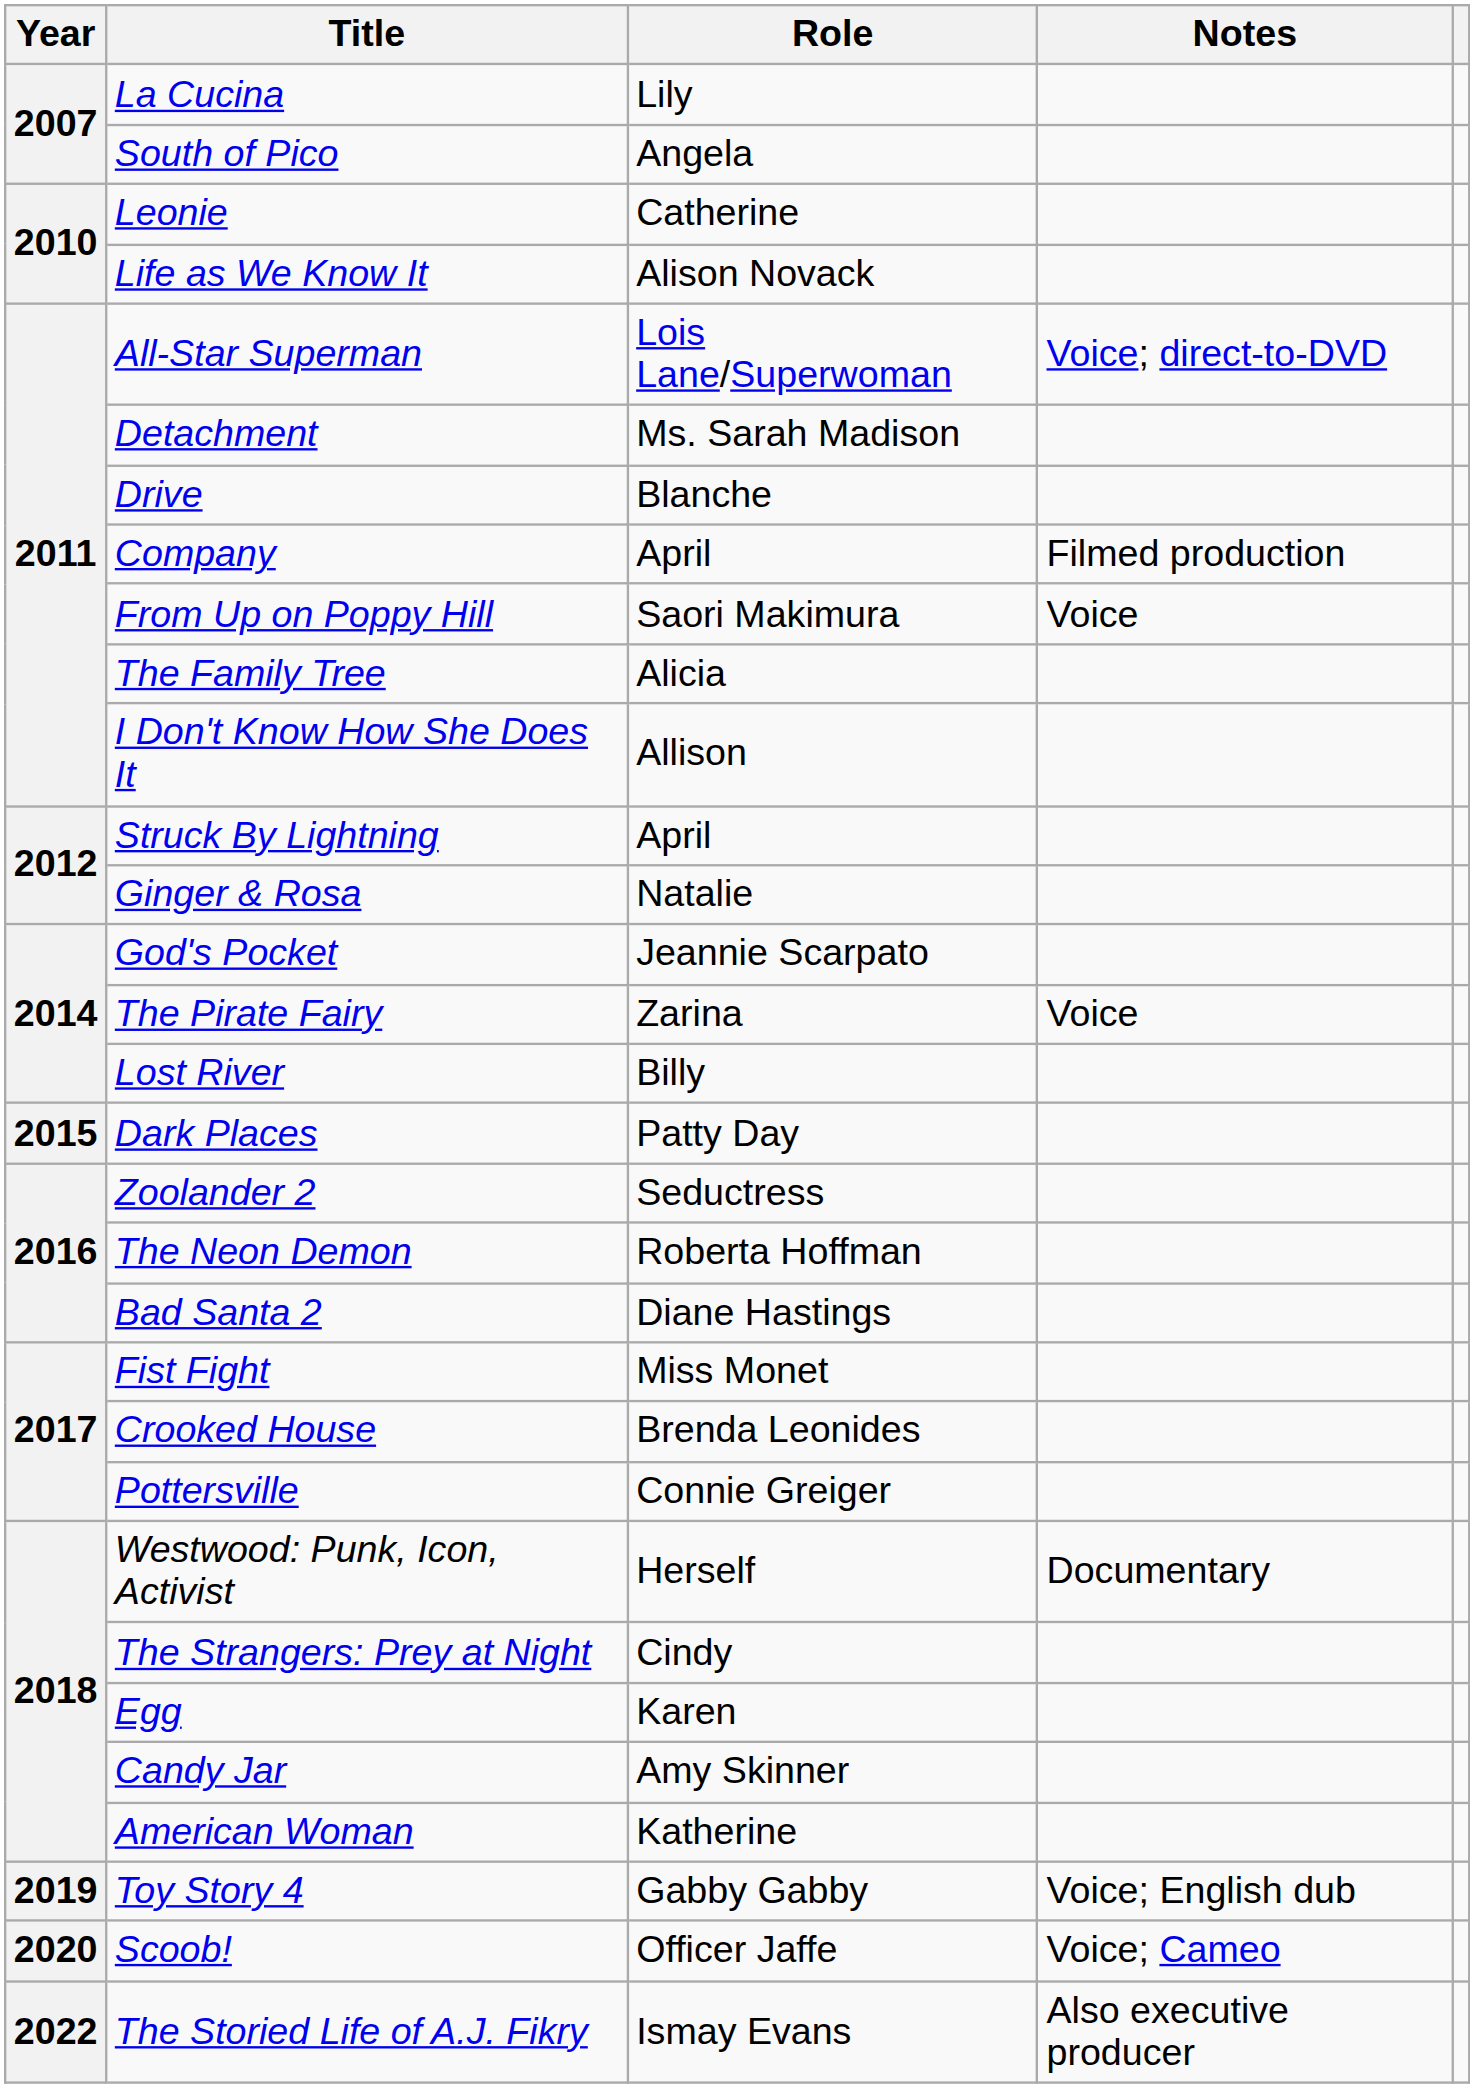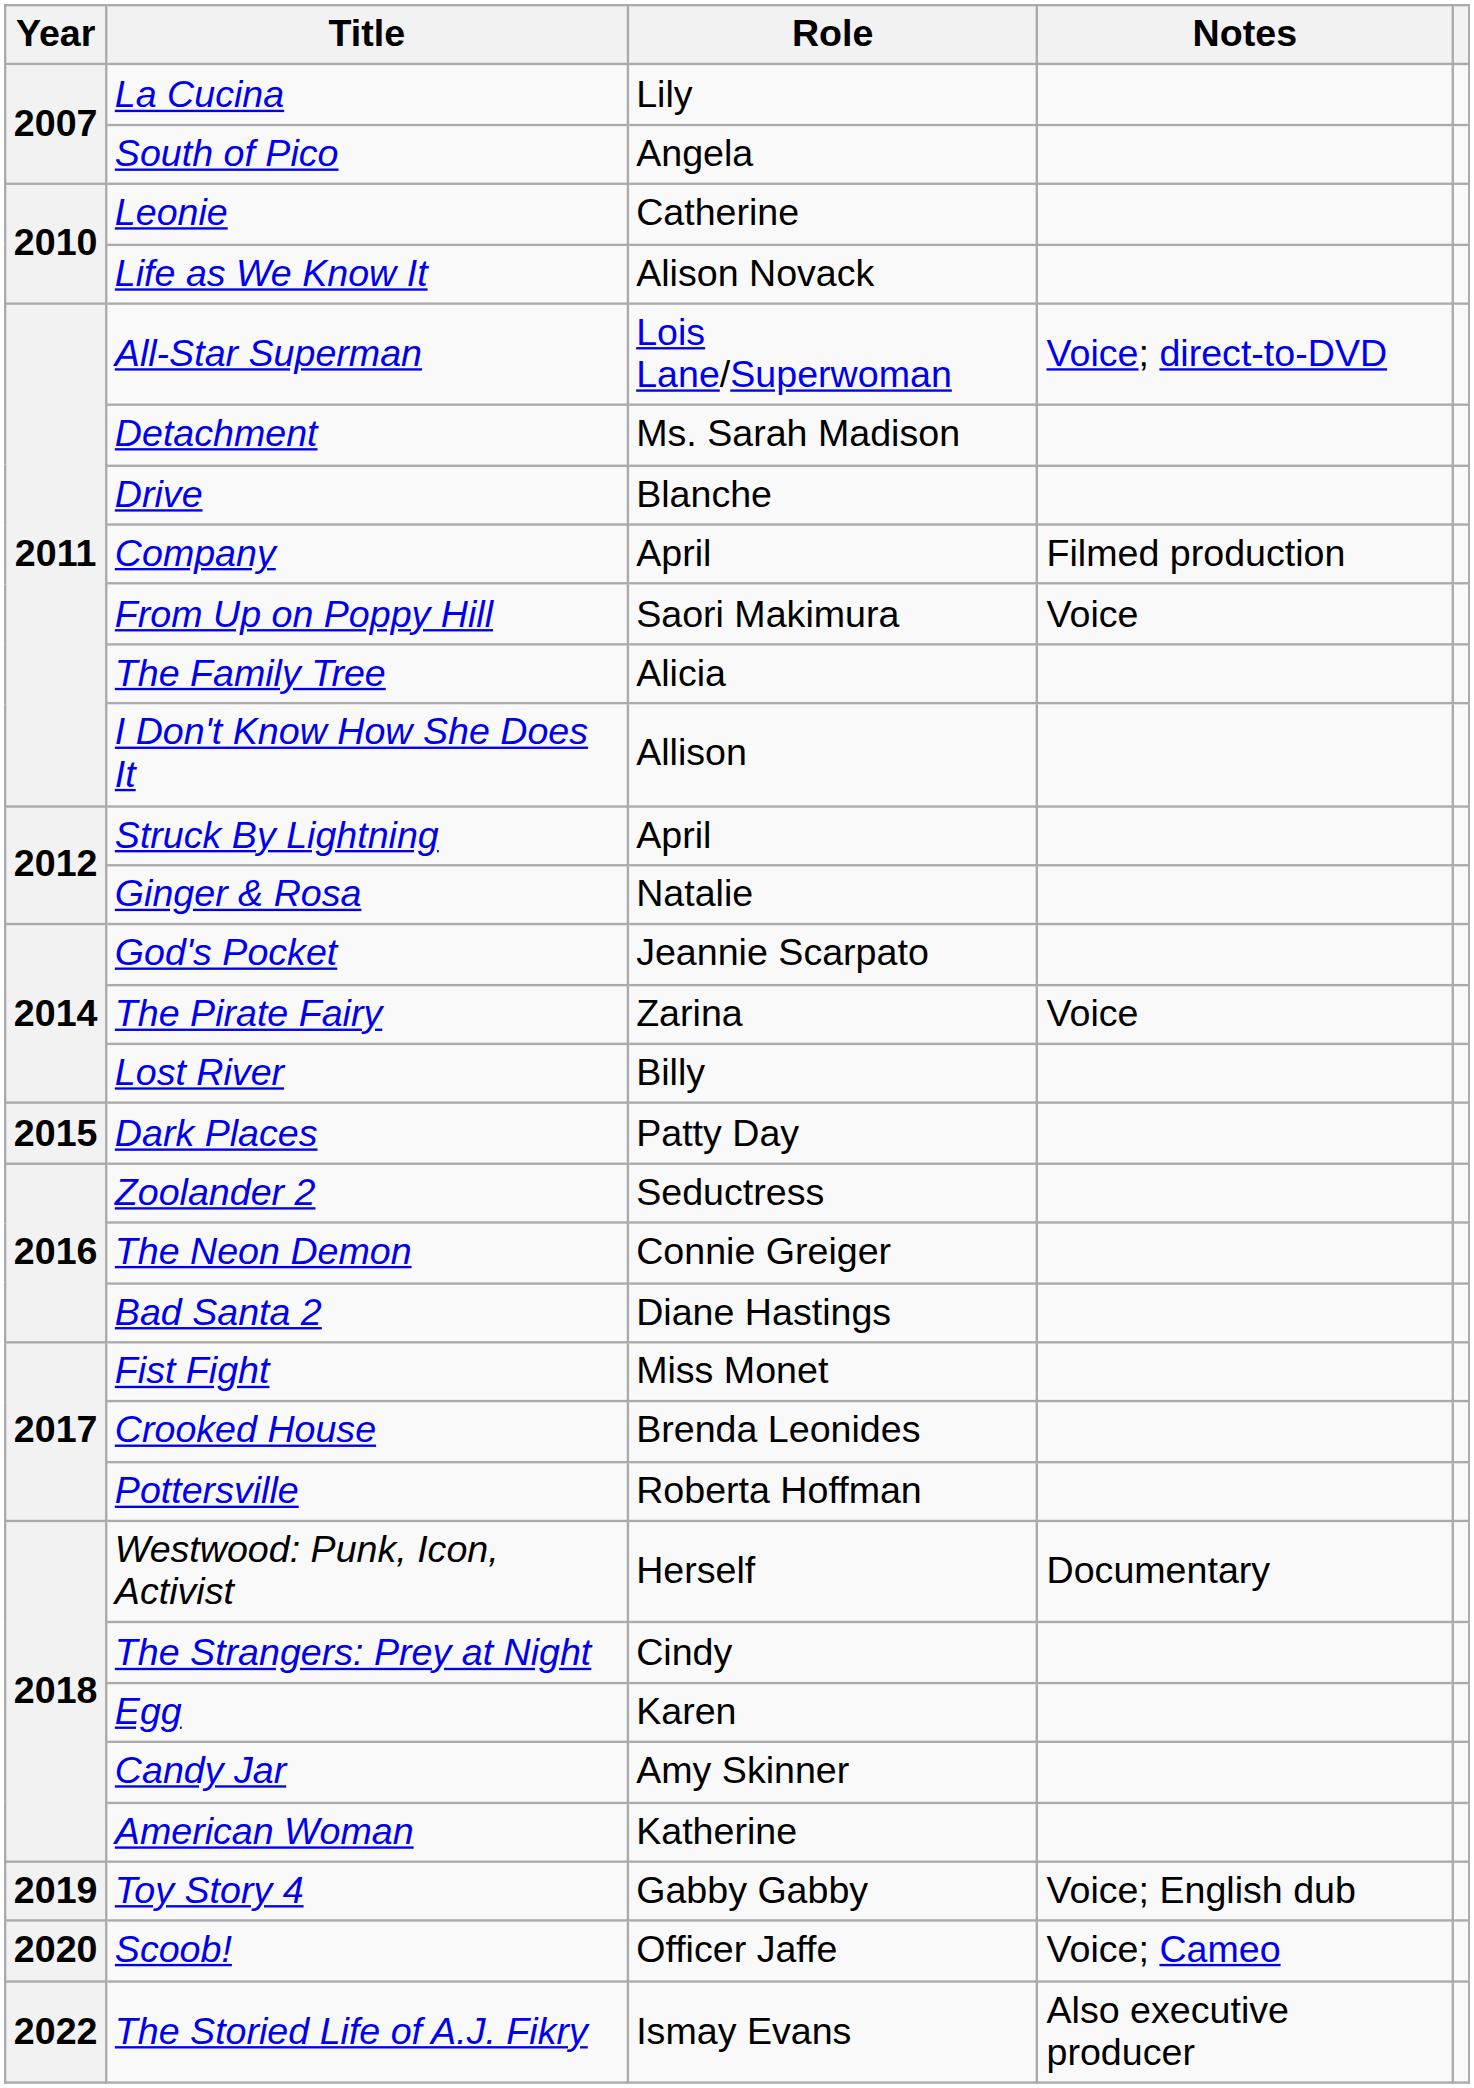(779, 1251) Roberta Hoffman -> (764, 1251) Connie Greiger
(764, 1490) Connie Greiger -> (779, 1490) Roberta Hoffman
